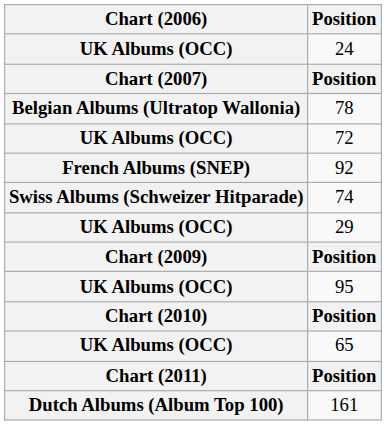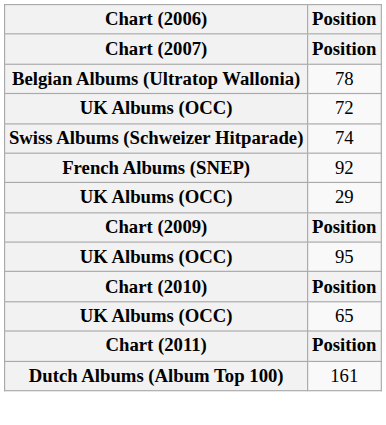- row: (344, 49)
rows swapped: (344, 167) <-> (344, 197)
